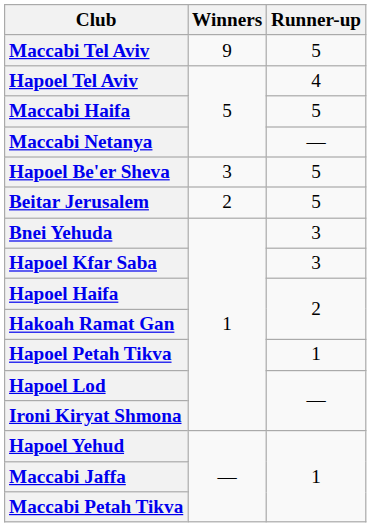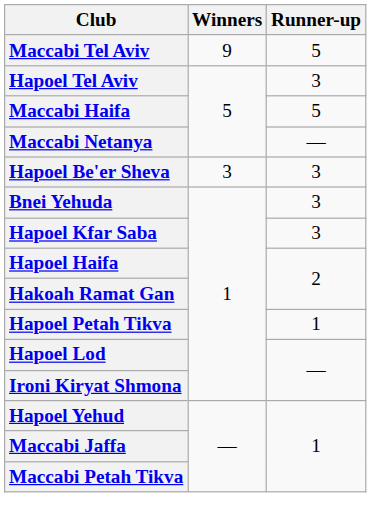(316, 80) 4 -> (316, 80) 3
(316, 171) 5 -> (316, 171) 3
- row: (79, 202)
